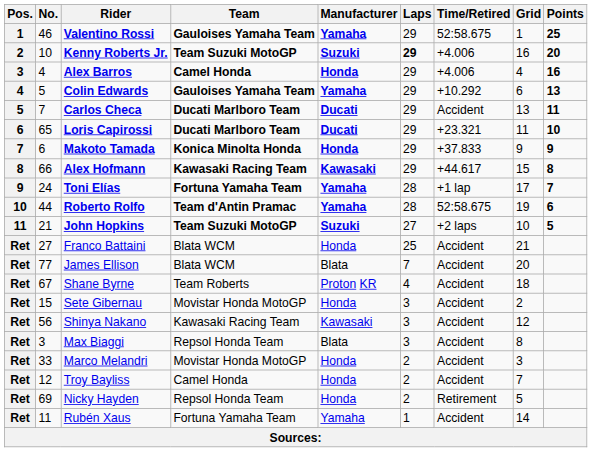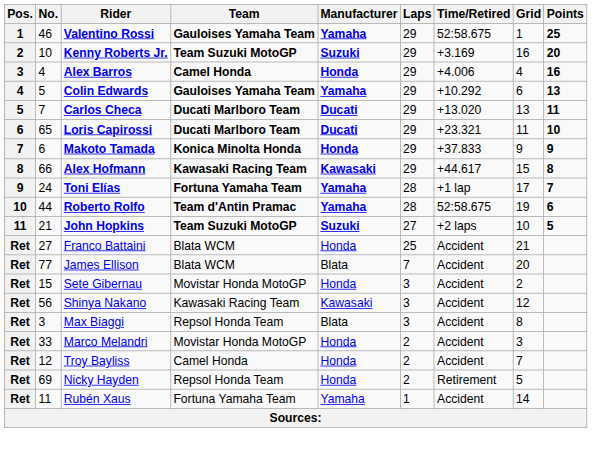(410, 53) bold -> (410, 53) normal
(456, 53) +4.006 -> (456, 53) +3.169
(460, 110) Accident -> (459, 110) +13.020
- row: (99, 284)
